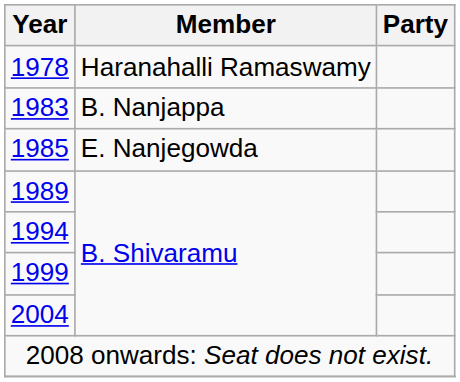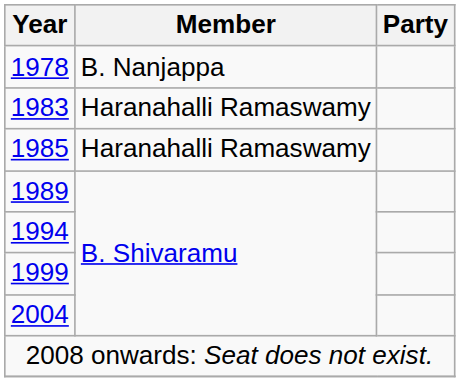(226, 66) Haranahalli Ramaswamy -> (153, 66) B. Nanjappa
(153, 107) B. Nanjappa -> (226, 107) Haranahalli Ramaswamy
(169, 149) E. Nanjegowda -> (226, 149) Haranahalli Ramaswamy
